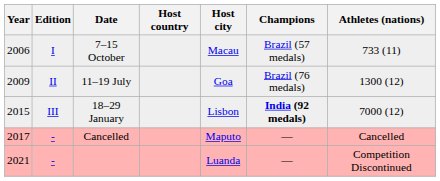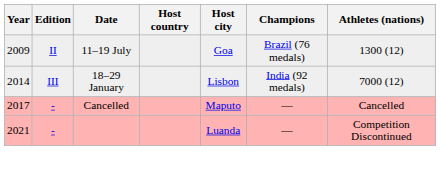- row: (106, 50)
(18, 112) 2015 -> (18, 81) 2014
(287, 112) bold -> (287, 81) normal
